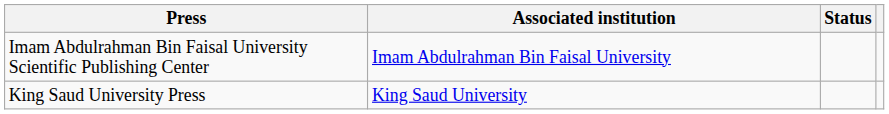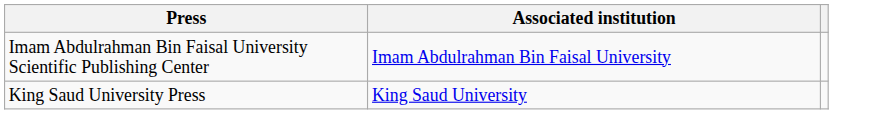- column: (848, 18)
